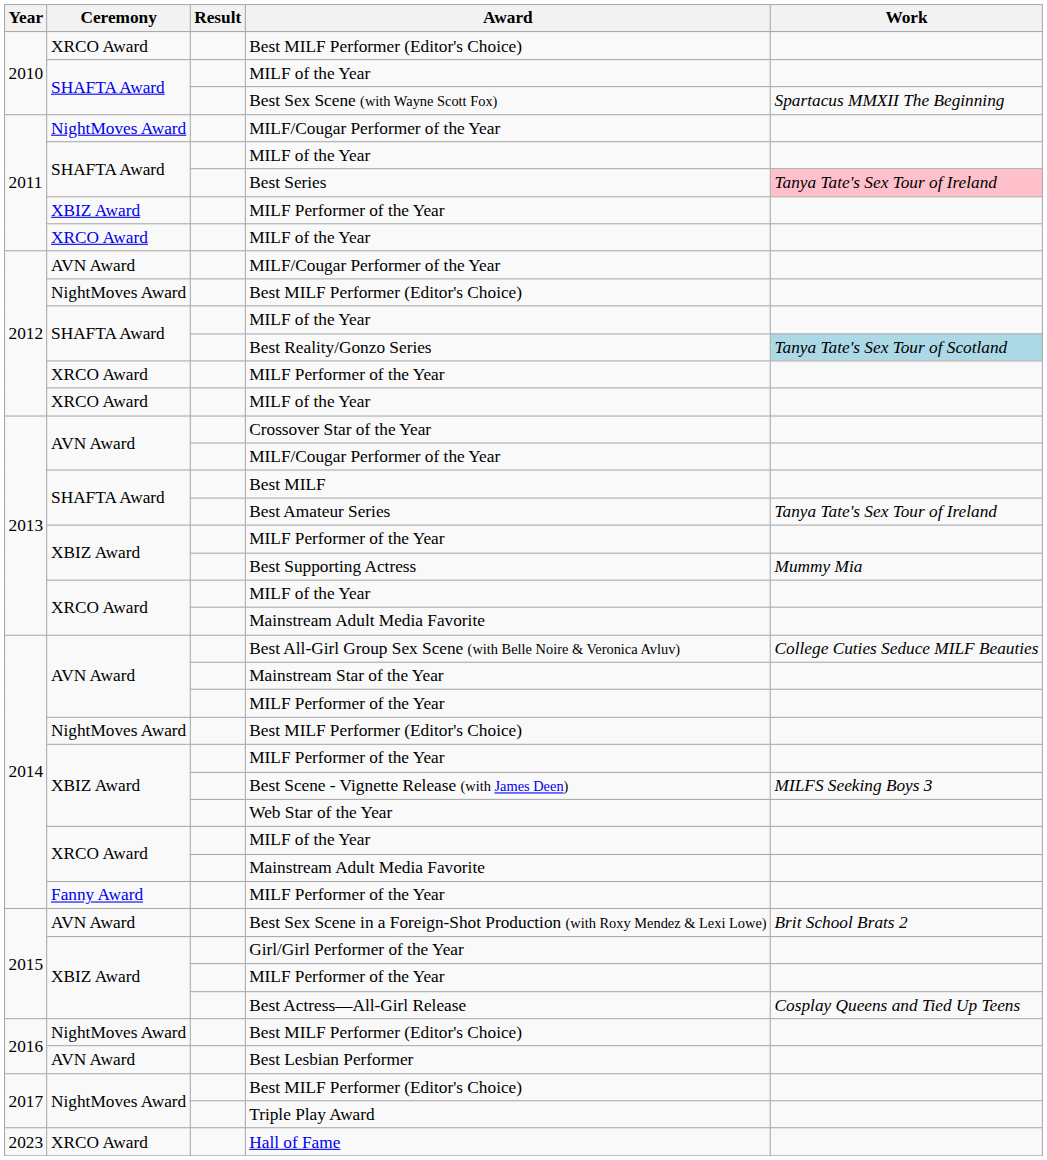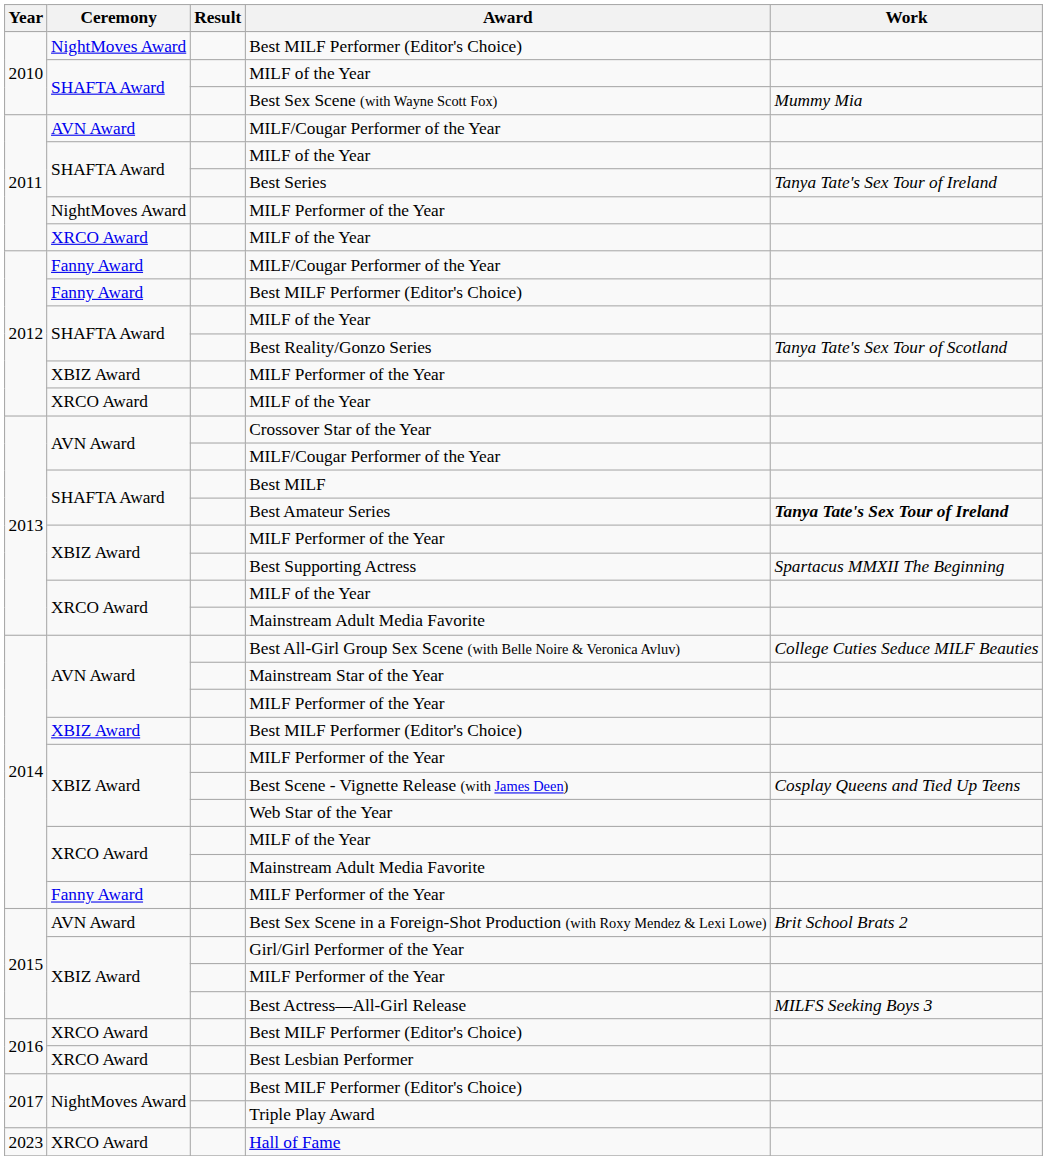(99, 45) XRCO Award -> (119, 45) NightMoves Award
(890, 100) Spartacus MMXII The Beginning -> (818, 100) Mummy Mia
(119, 127) NightMoves Award -> (93, 127) AVN Award
(886, 182) pink background -> (886, 182) no background
(96, 210) XBIZ Award -> (119, 210) NightMoves Award
(93, 264) AVN Award -> (97, 264) Fanny Award
(119, 292) NightMoves Award -> (97, 292) Fanny Award
(891, 347) lightblue background -> (891, 347) no background
(99, 374) XRCO Award -> (96, 374) XBIZ Award
(886, 511) normal -> (891, 511) bold
(818, 566) Mummy Mia -> (890, 566) Spartacus MMXII The Beginning
(119, 730) NightMoves Award -> (96, 730) XBIZ Award
(854, 785) MILFS Seeking Boys 3 -> (897, 785) Cosplay Queens and Tied Up Teens
(897, 1004) Cosplay Queens and Tied Up Teens -> (854, 1004) MILFS Seeking Boys 3
(119, 1032) NightMoves Award -> (99, 1032) XRCO Award
(93, 1059) AVN Award -> (99, 1059) XRCO Award
